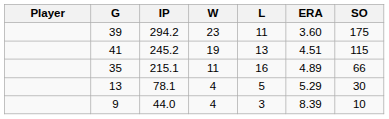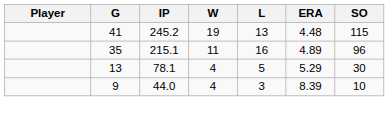- row: (115, 31)
(311, 50) 4.51 -> (311, 31) 4.48
(359, 68) 66 -> (359, 50) 96
